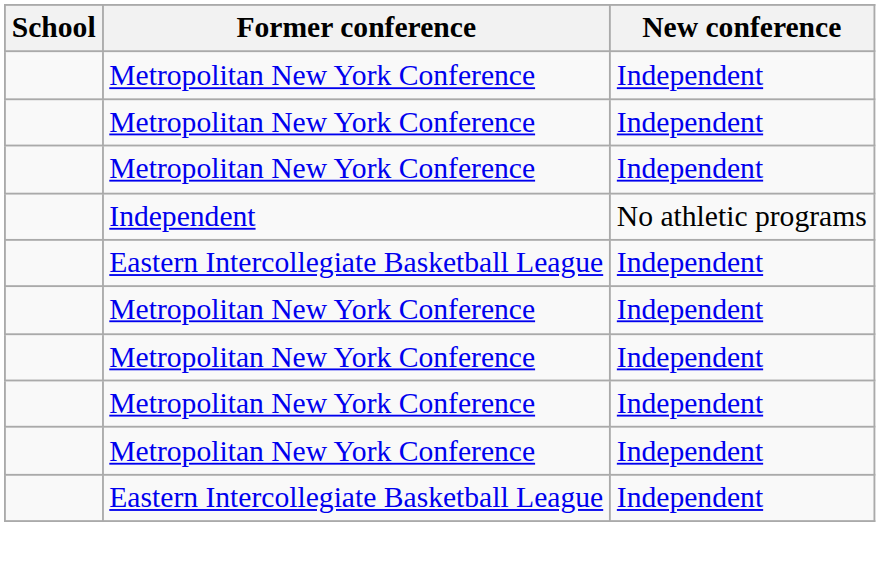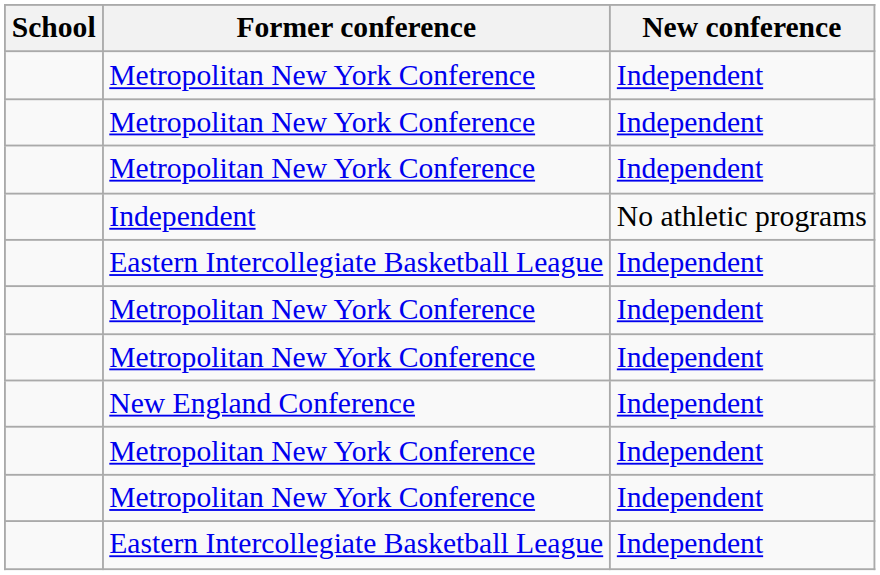+ row: (262, 403)
